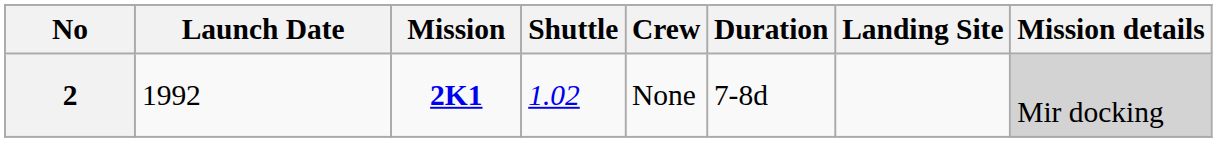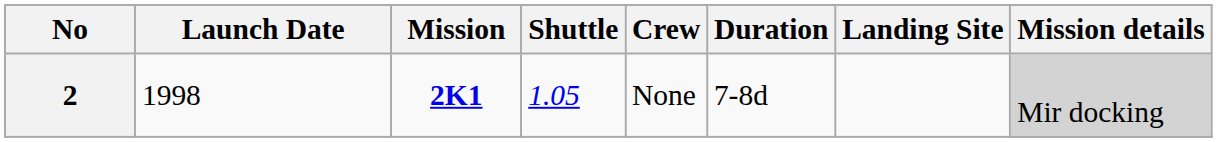(171, 95) 1992 -> (171, 95) 1998
(554, 95) 1.02 -> (554, 95) 1.05
